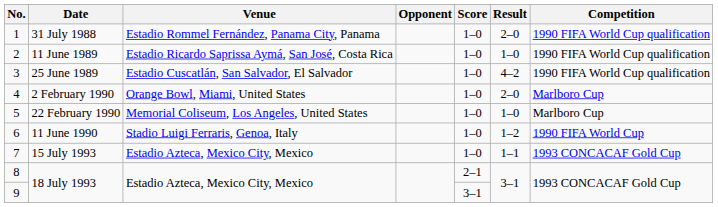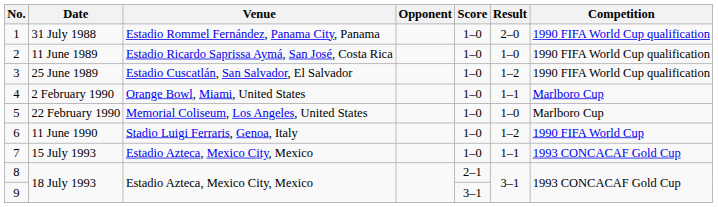(510, 73) 4–2 -> (510, 73) 1–2
(510, 93) 2–0 -> (510, 93) 1–1
